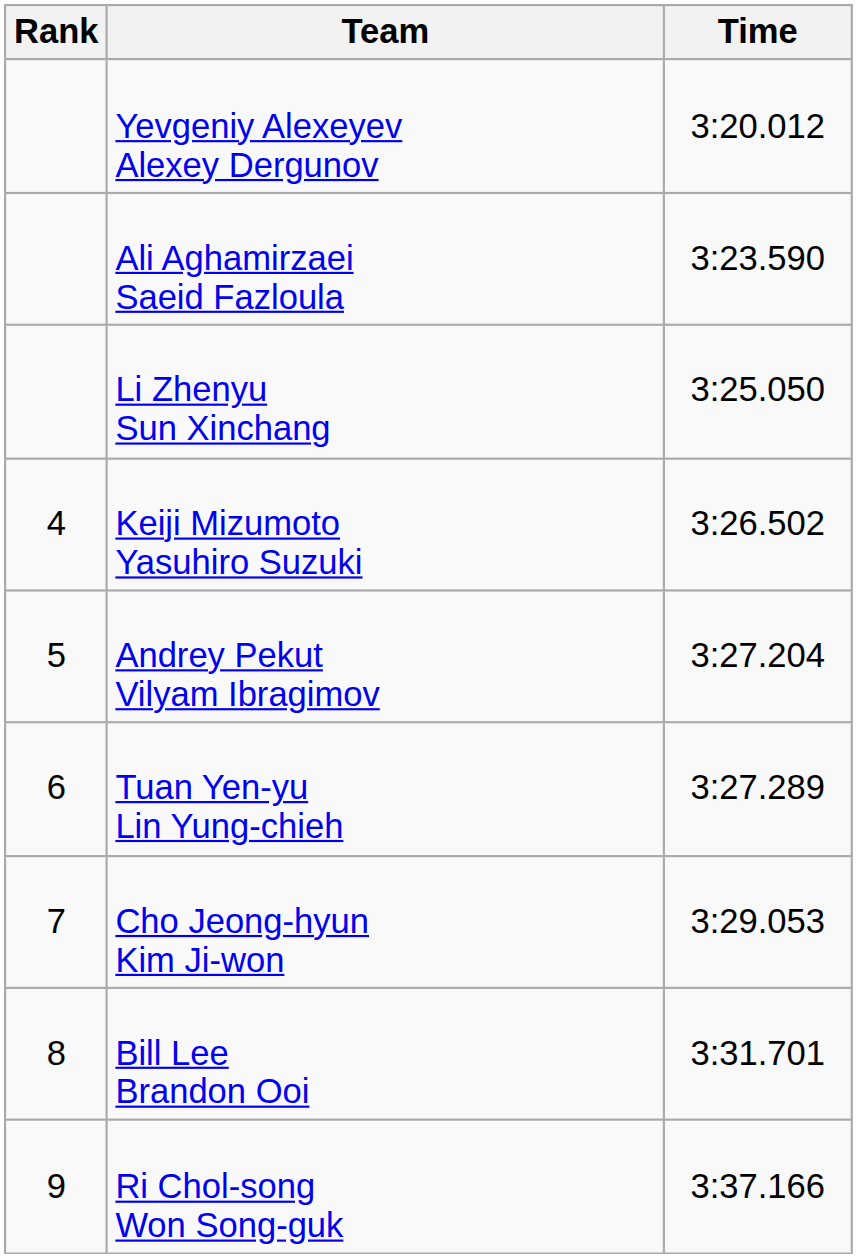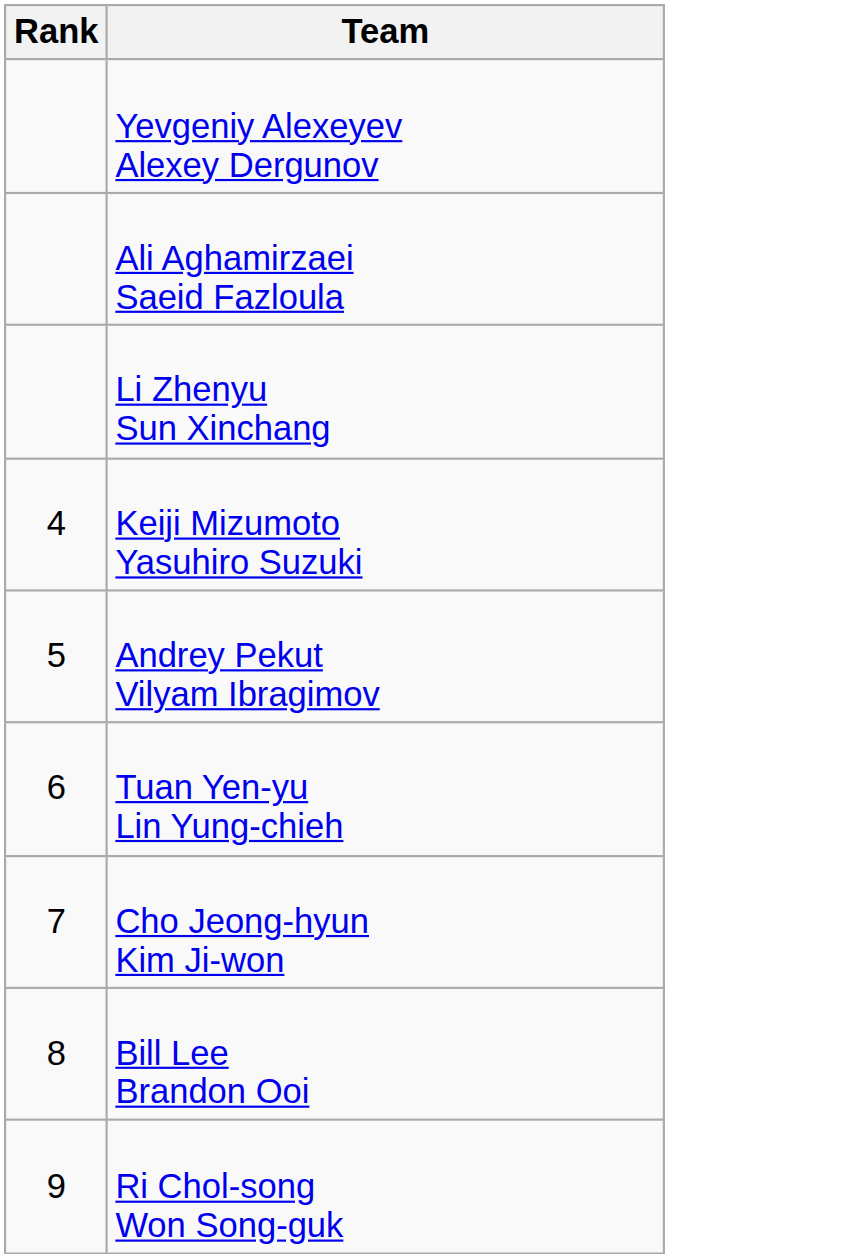- column: (758, 31)
